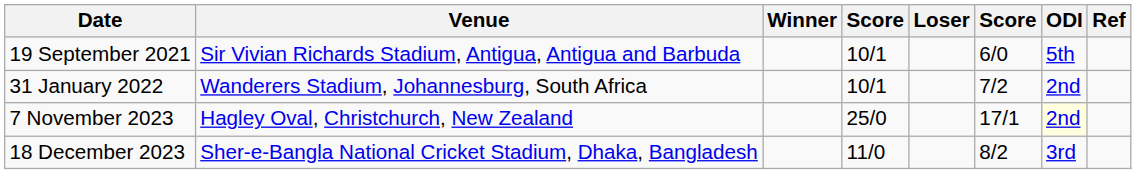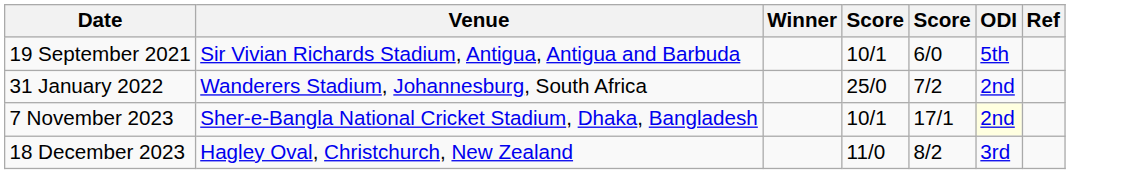- column: (942, 20)
(867, 86) 10/1 -> (867, 86) 25/0
(387, 119) Hagley Oval, Christchurch, New Zealand -> (479, 119) Sher-e-Bangla National Cricket Stadium, Dhaka, Bangladesh
(867, 119) 25/0 -> (867, 119) 10/1
(479, 151) Sher-e-Bangla National Cricket Stadium, Dhaka, Bangladesh -> (387, 151) Hagley Oval, Christchurch, New Zealand
